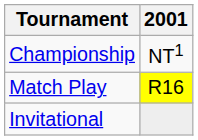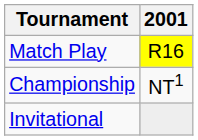rows swapped: (58, 87) <-> (72, 53)
